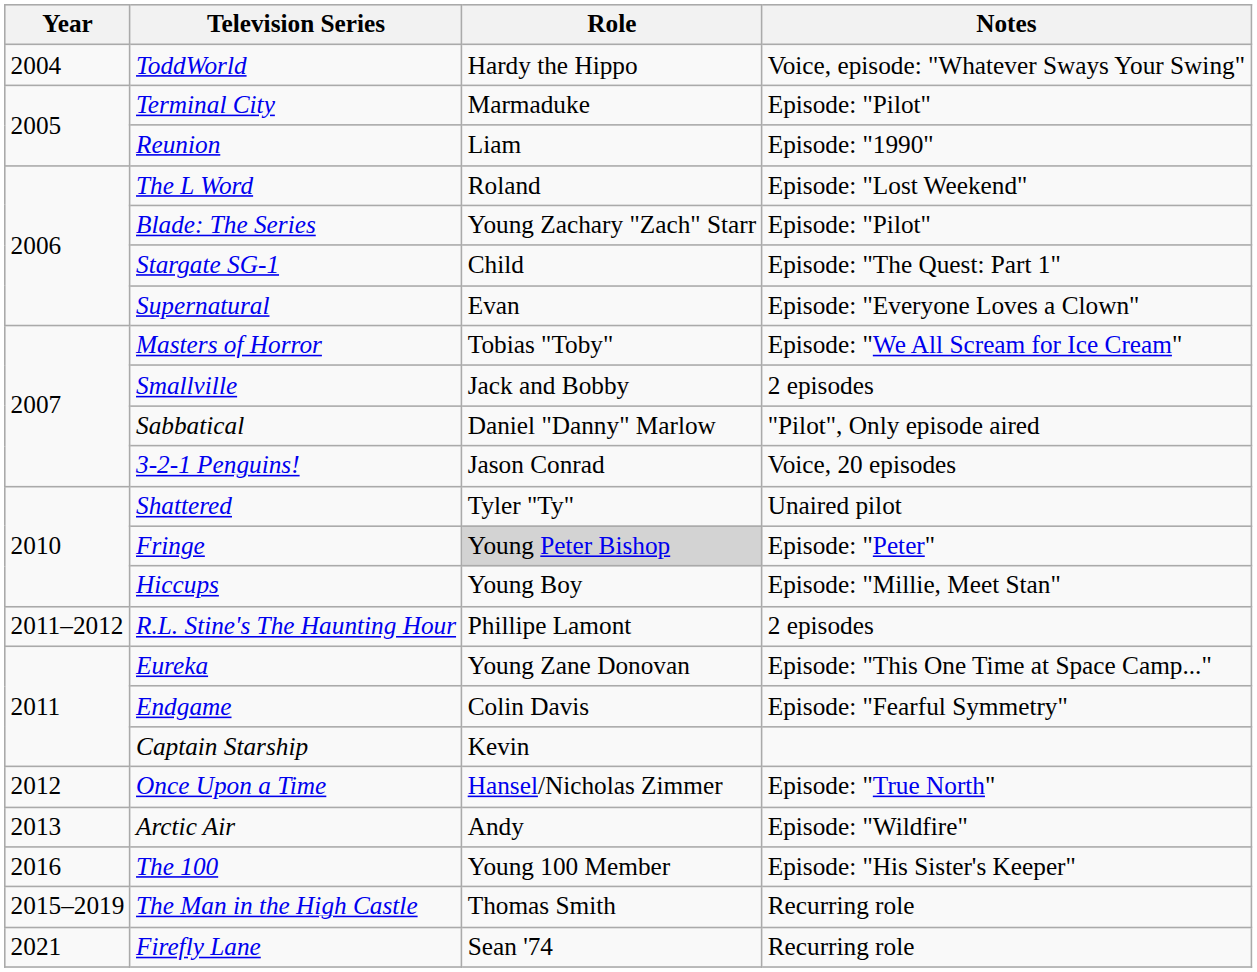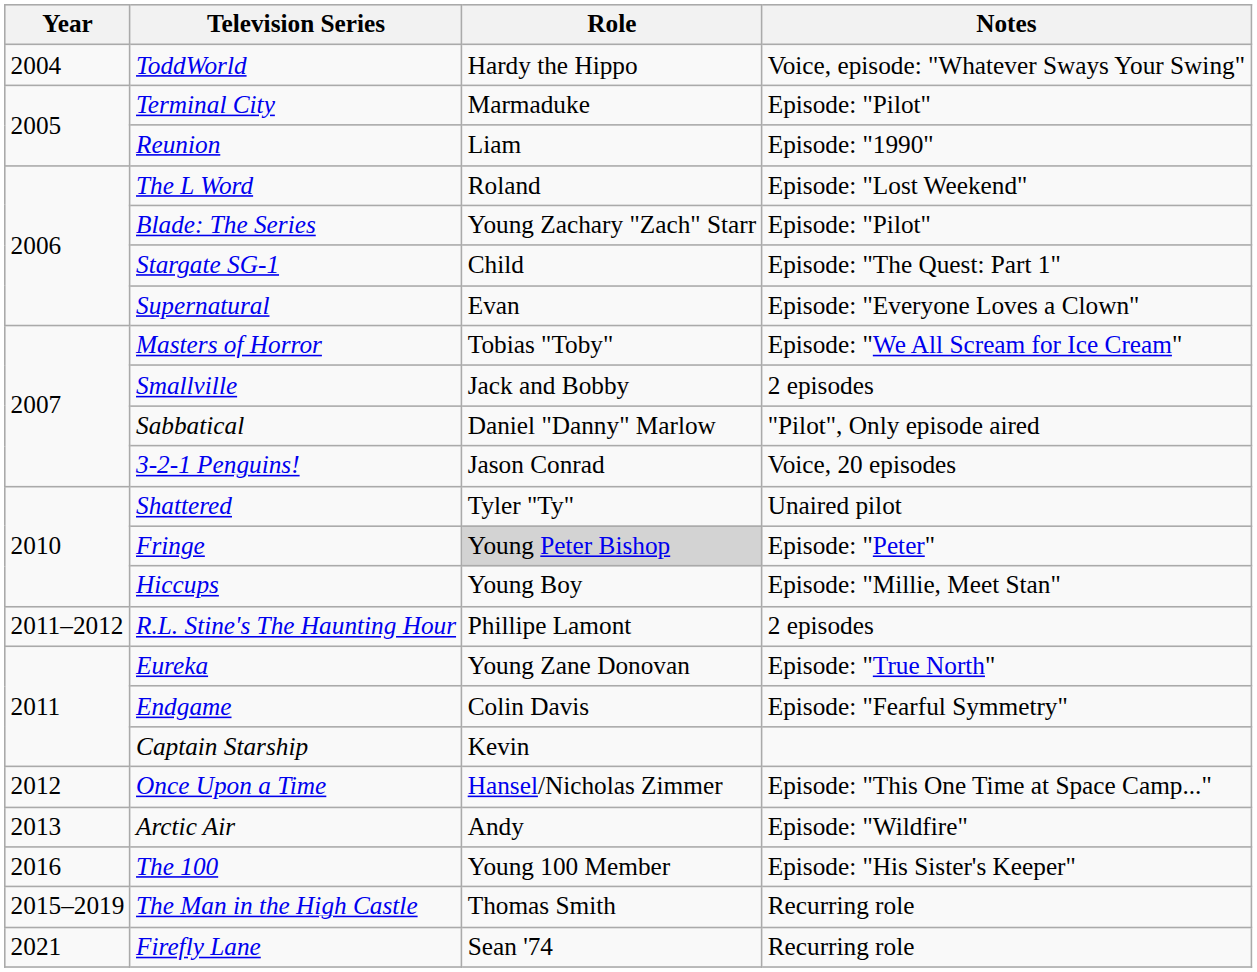(990, 666) Episode: "This One Time at Space Camp..." -> (881, 666) Episode: "True North"
(881, 786) Episode: "True North" -> (990, 786) Episode: "This One Time at Space Camp..."
